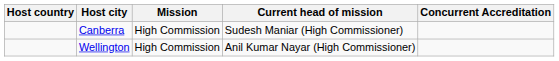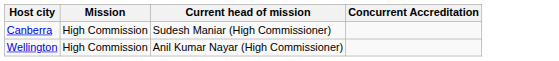- column: (40, 13)
